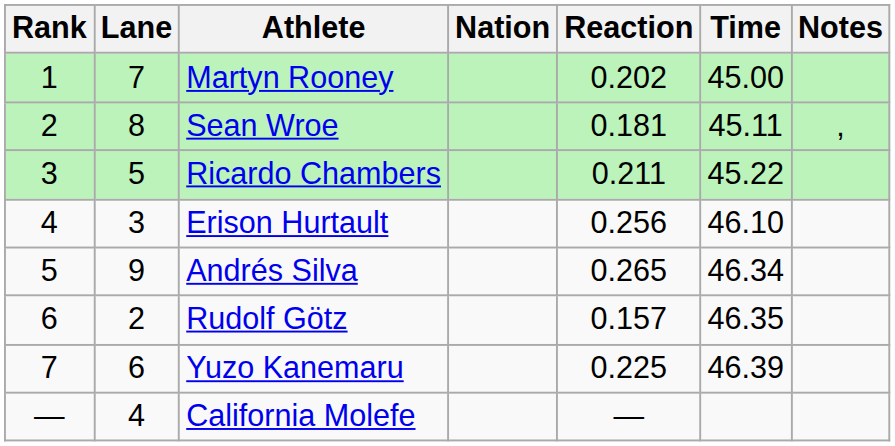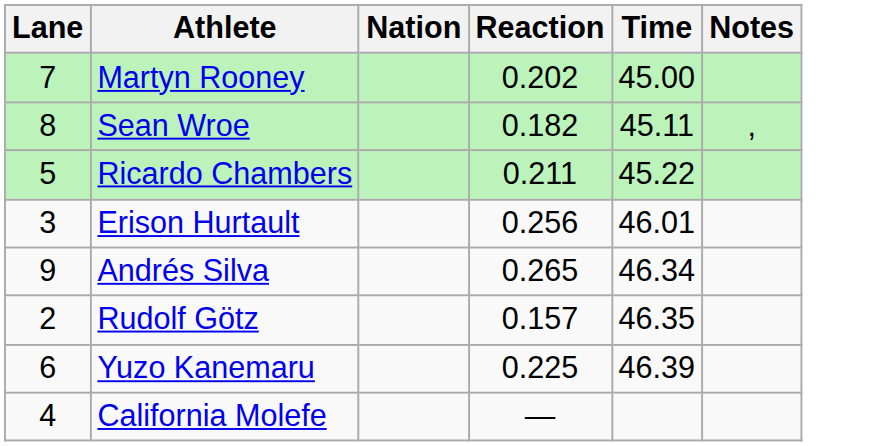- column: (49, 28)
(629, 125) 0.181 -> (540, 125) 0.182
(746, 222) 46.10 -> (657, 222) 46.01
